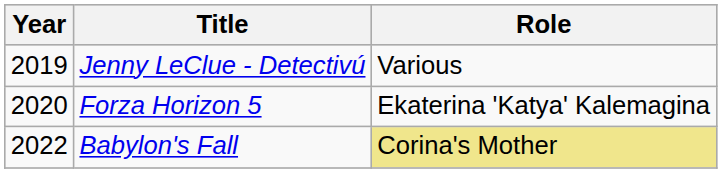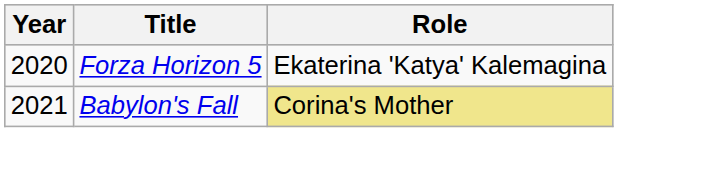- row: (222, 65)
(39, 146) 2022 -> (39, 106) 2021
